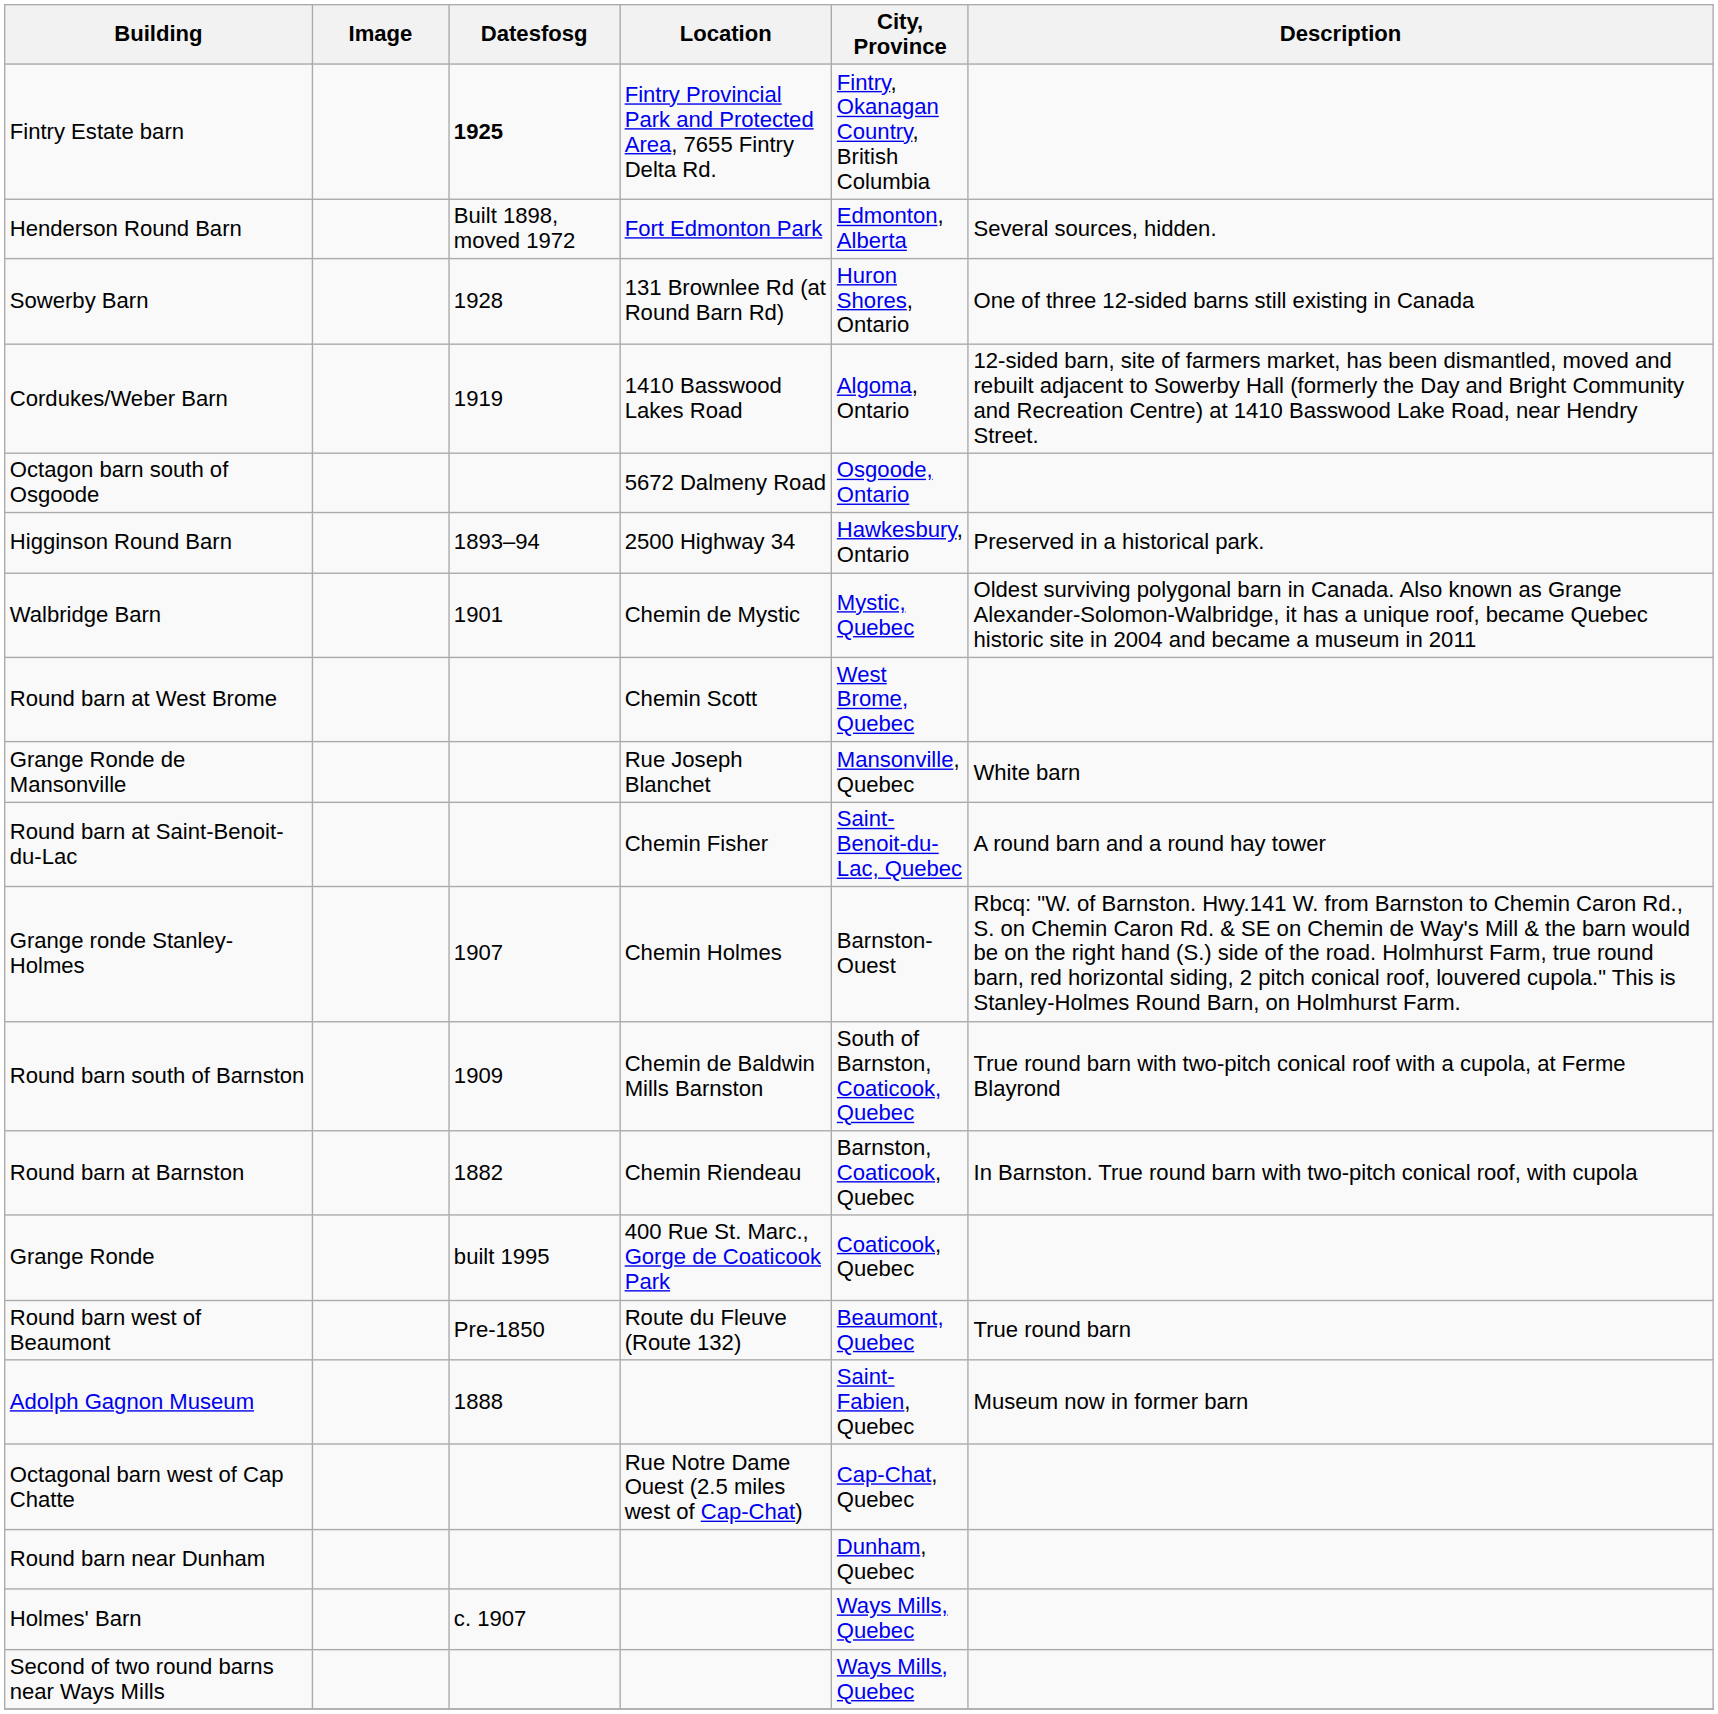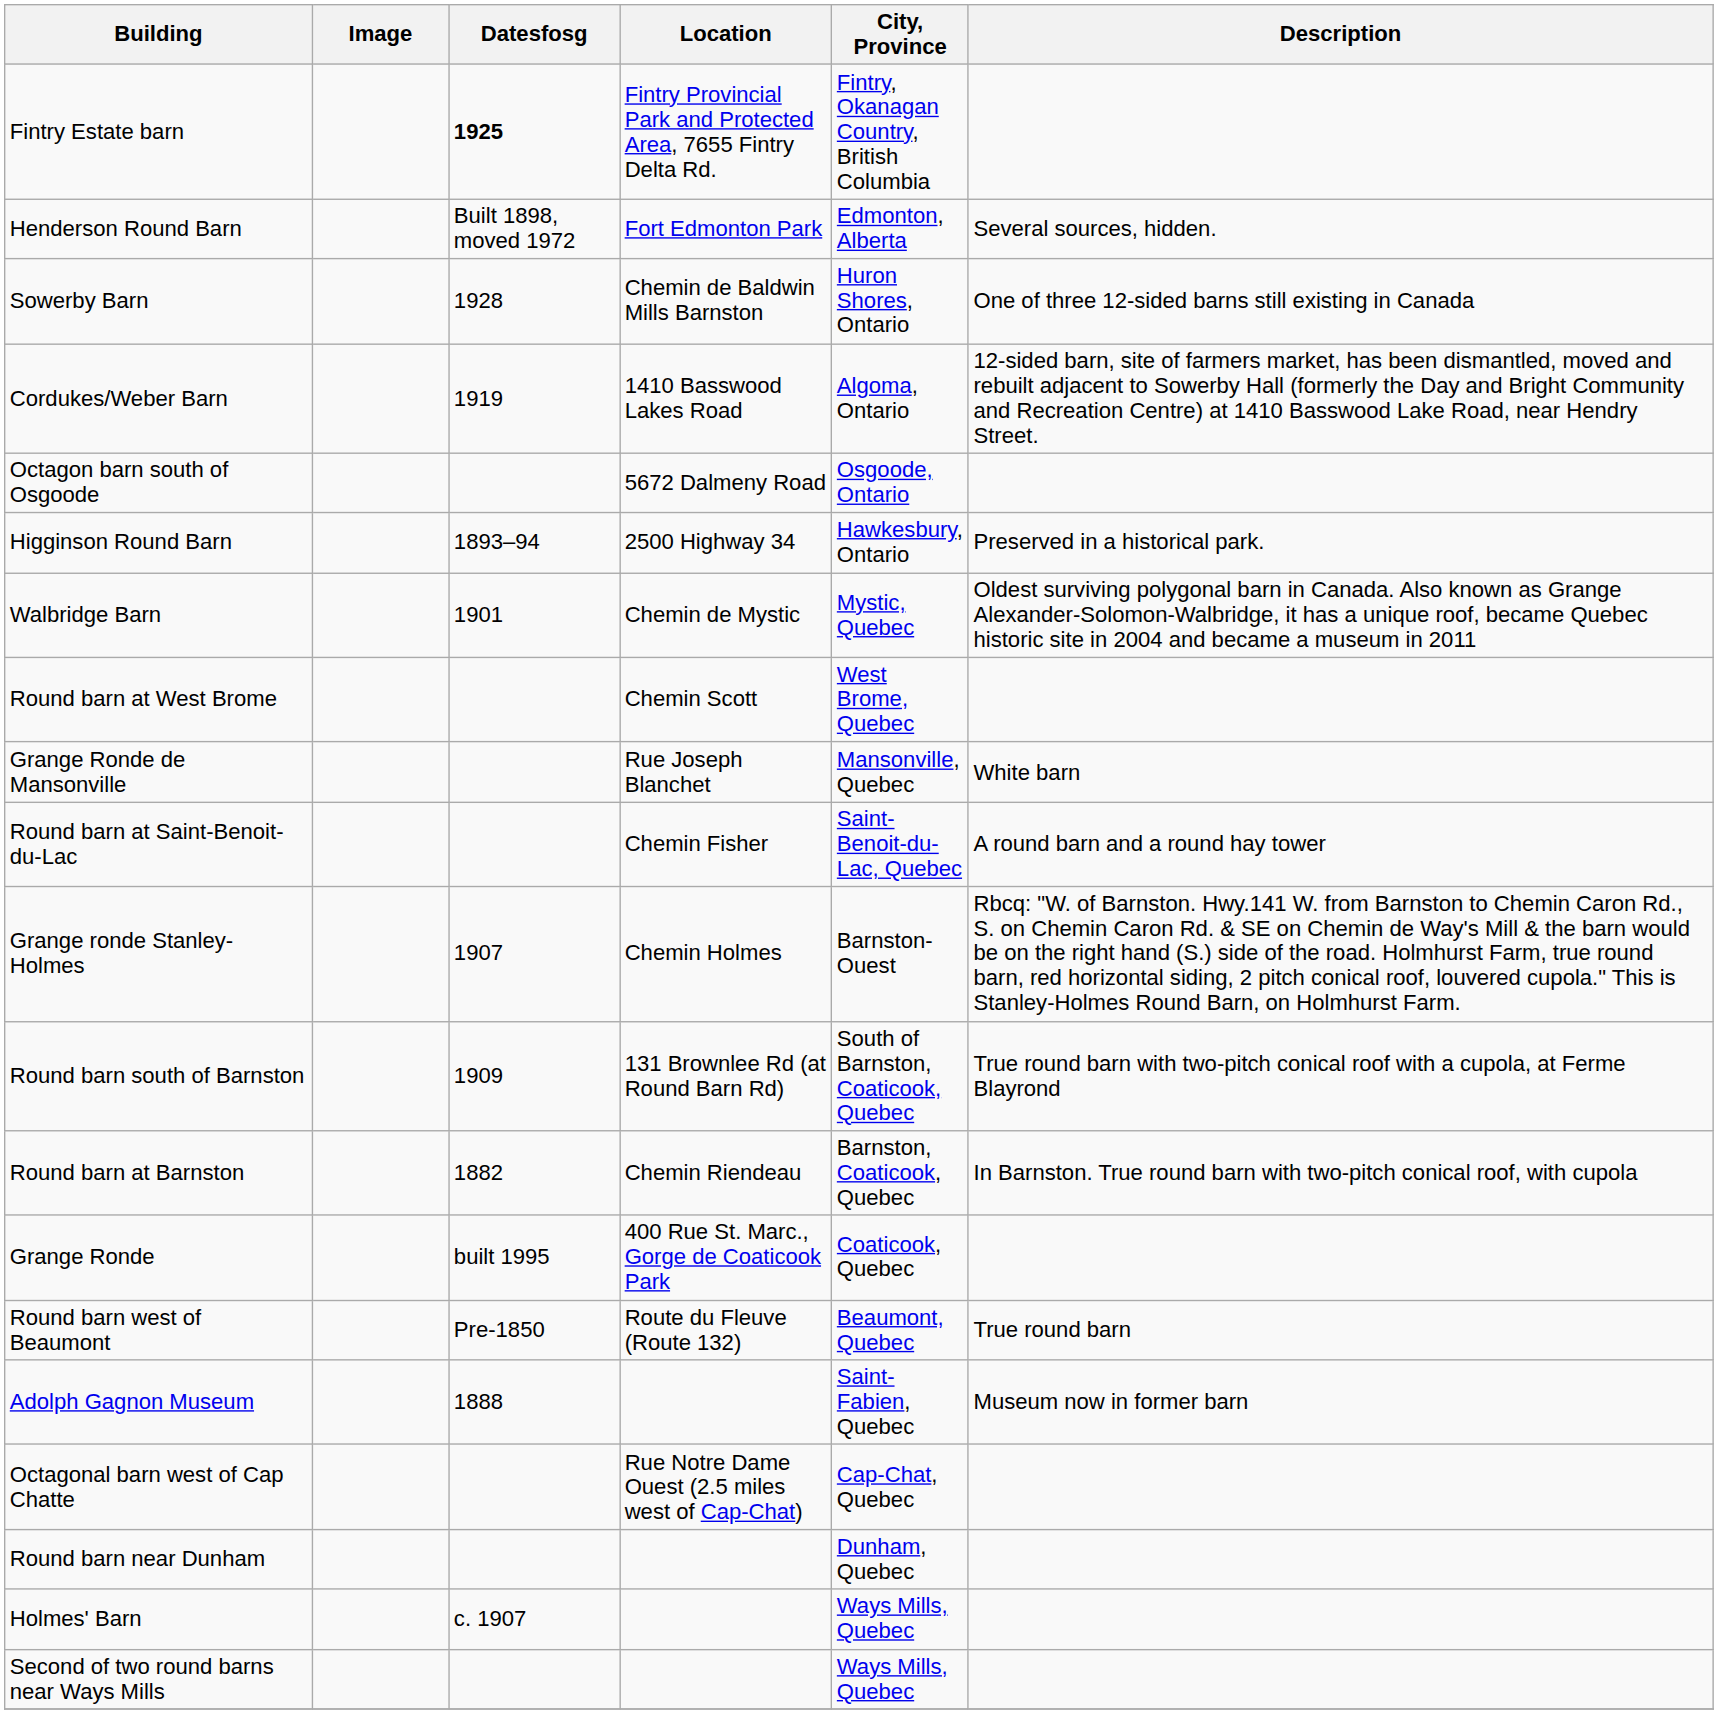(725, 300) 131 Brownlee Rd (at Round Barn Rd) -> (720, 300) Chemin de Baldwin Mills Barnston
(720, 1075) Chemin de Baldwin Mills Barnston -> (725, 1075) 131 Brownlee Rd (at Round Barn Rd)
